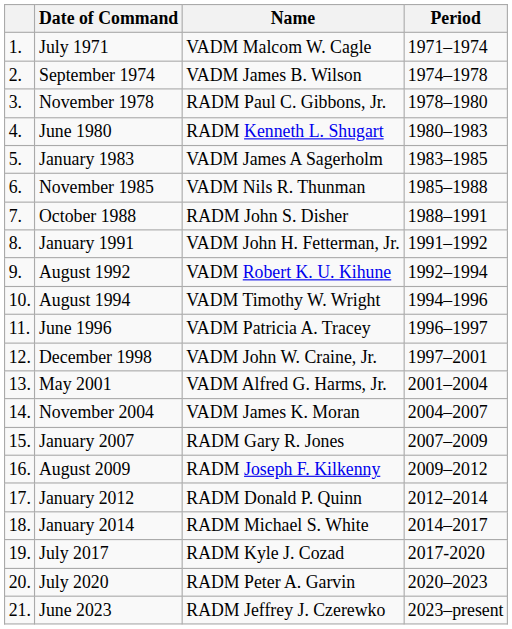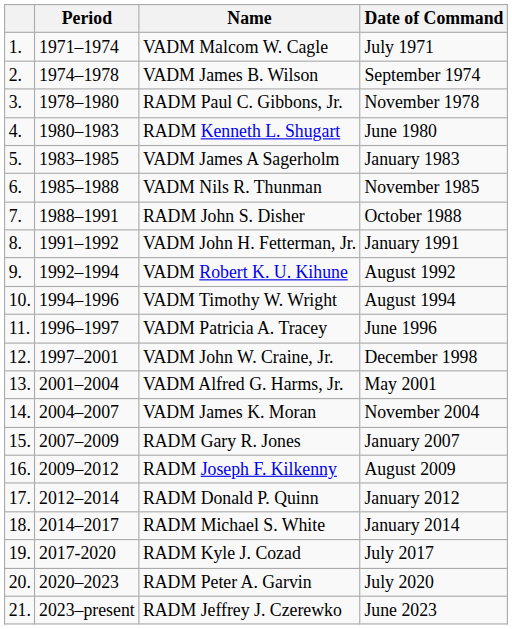columns swapped: (456, 18) <-> (109, 18)
